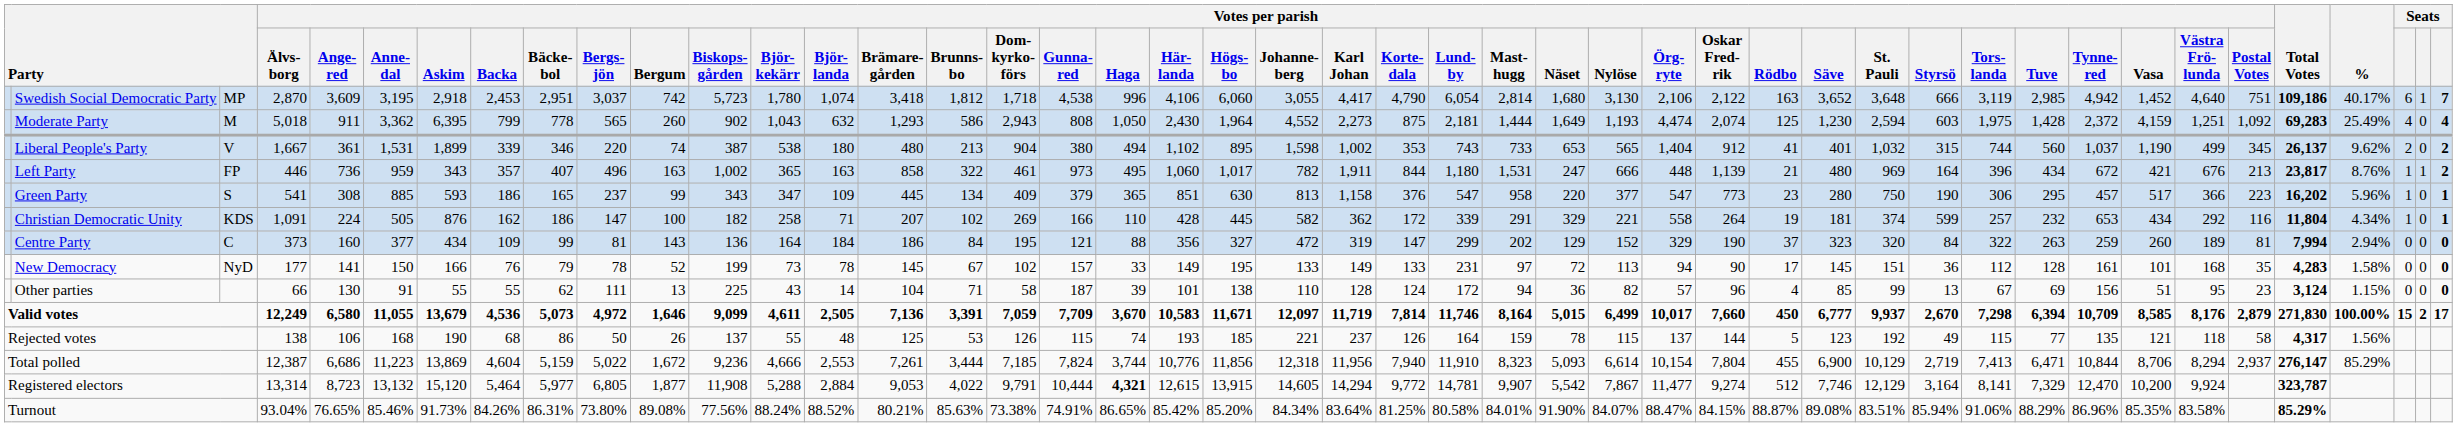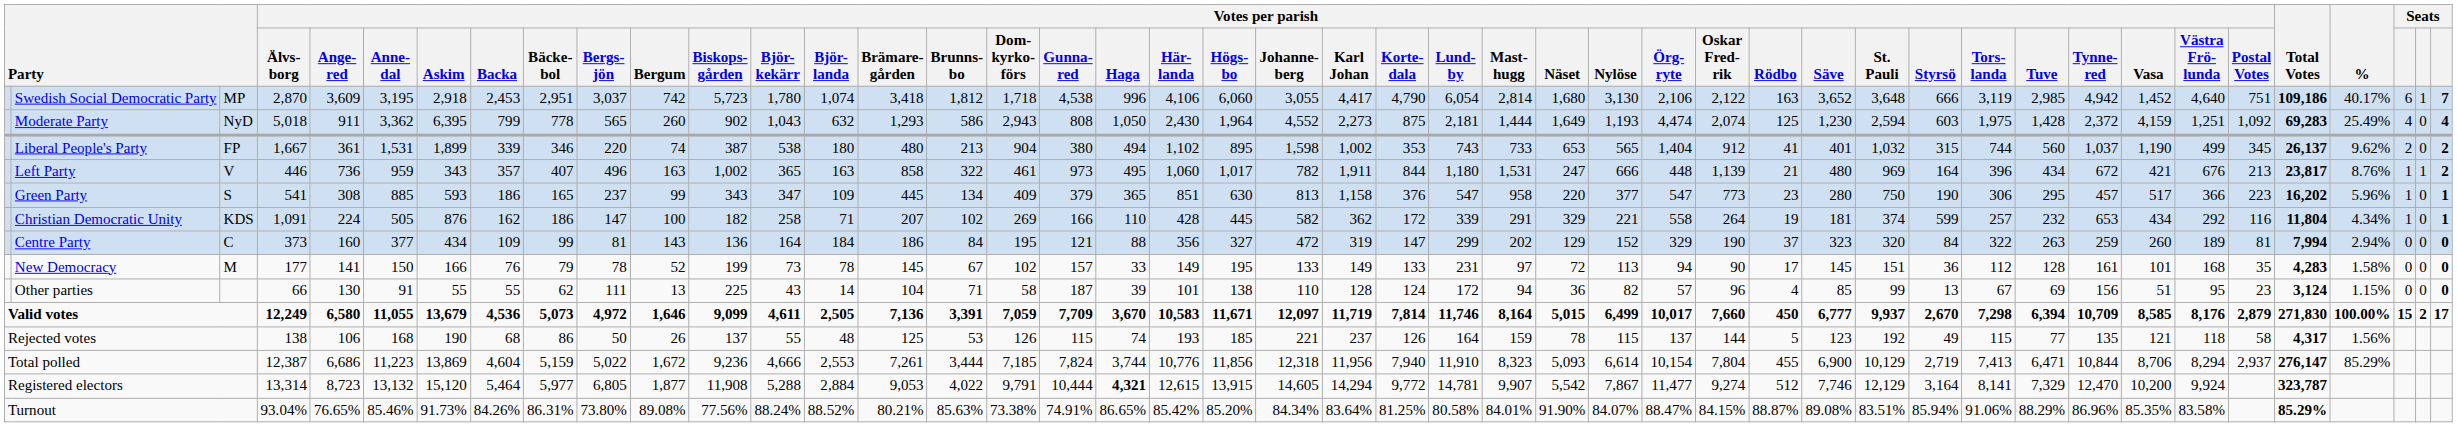(230, 121) M -> (238, 121) NyD
(229, 147) V -> (232, 147) FP
(232, 171) FP -> (229, 171) V
(238, 266) NyD -> (230, 266) M
